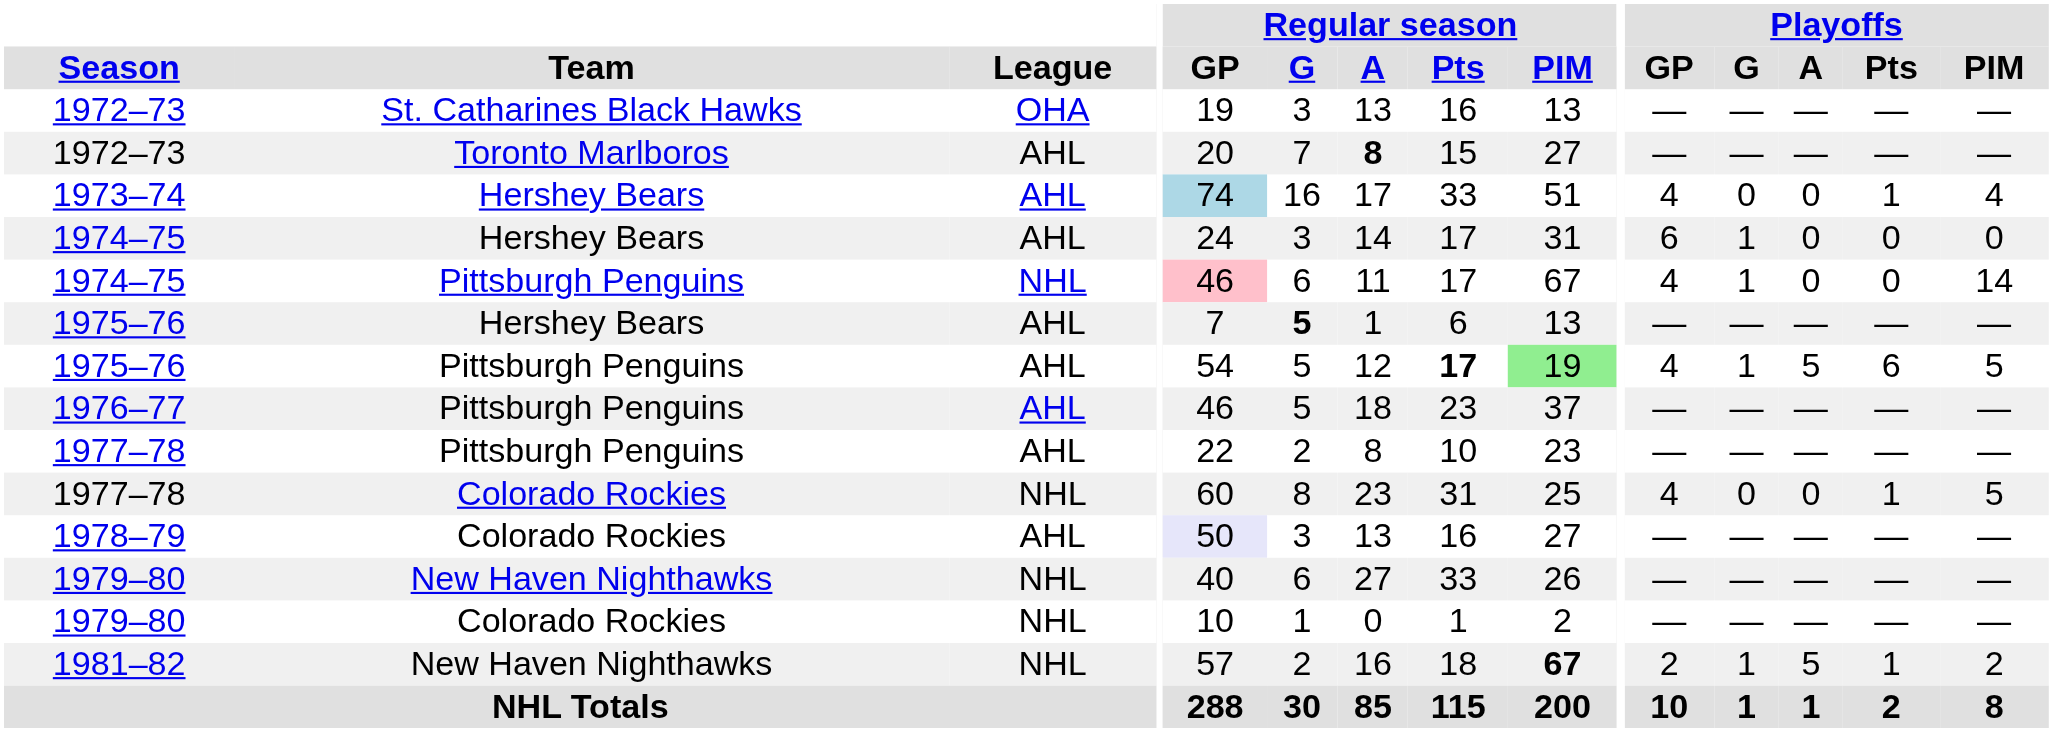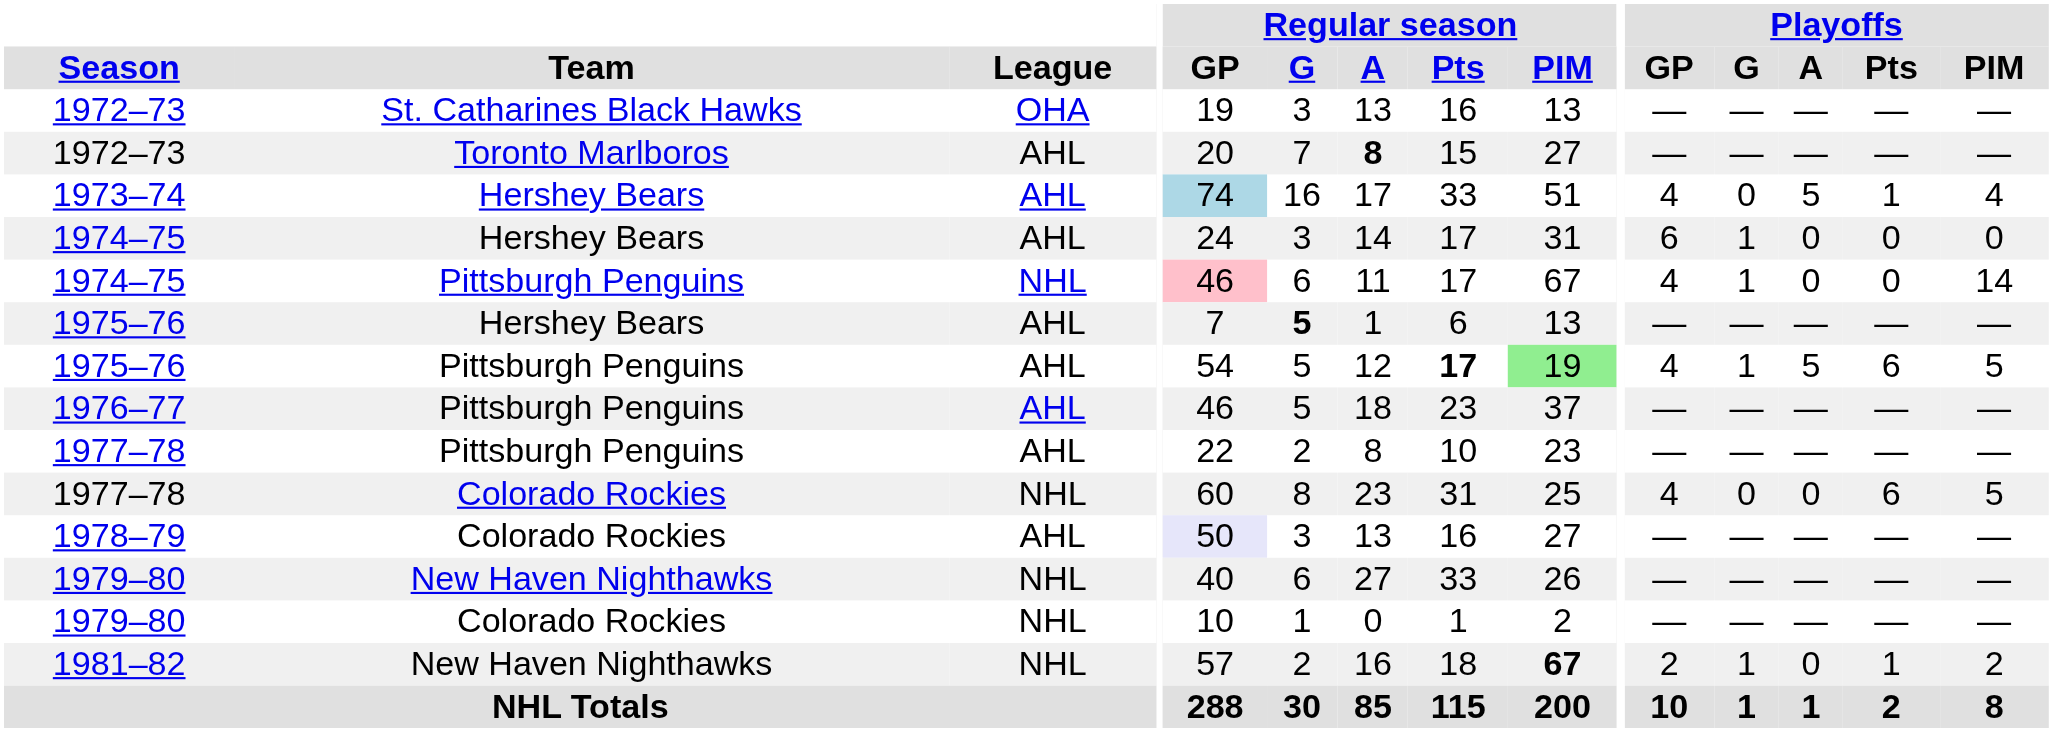(1811, 195) 0 -> (1811, 195) 5
(1891, 493) 1 -> (1891, 493) 6
(1811, 663) 5 -> (1811, 663) 0
